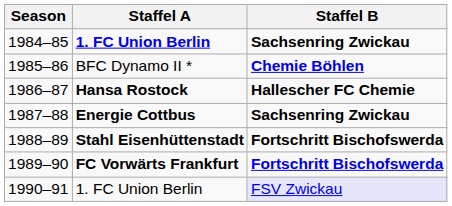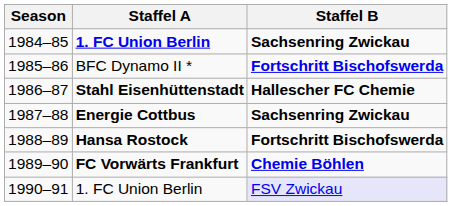(307, 66) Chemie Böhlen -> (347, 66) Fortschritt Bischofswerda
(132, 90) Hansa Rostock -> (160, 90) Stahl Eisenhüttenstadt
(160, 139) Stahl Eisenhüttenstadt -> (132, 139) Hansa Rostock
(347, 164) Fortschritt Bischofswerda -> (307, 164) Chemie Böhlen
